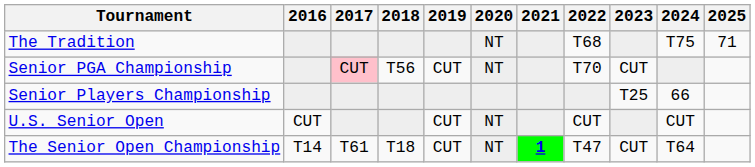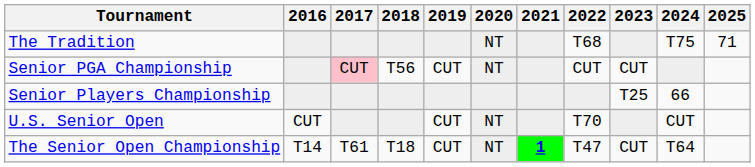(587, 70) T70 -> (587, 70) CUT
(587, 123) CUT -> (587, 123) T70
